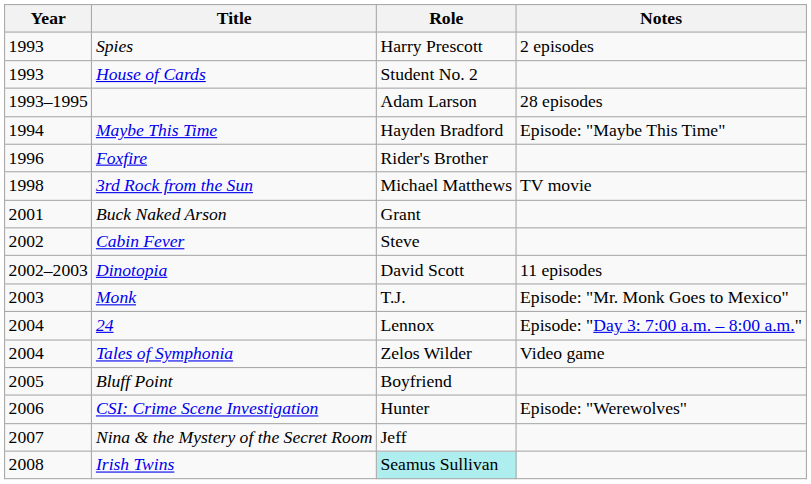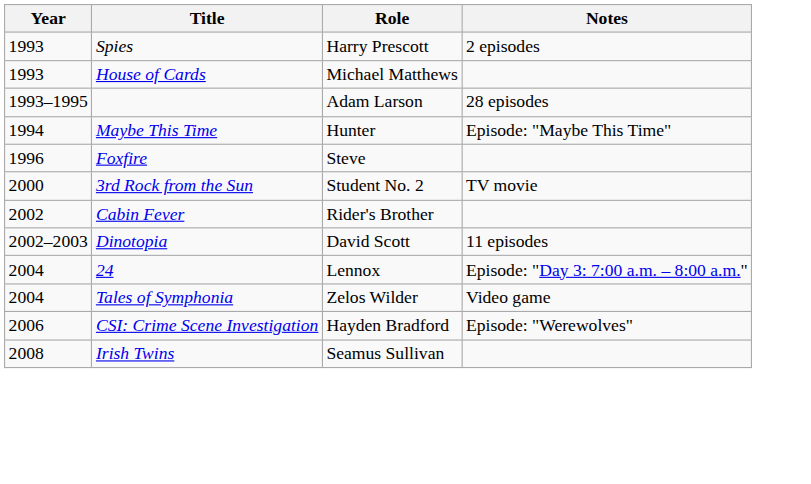(429, 74) Student No. 2 -> (392, 74) Michael Matthews
(442, 130) Hayden Bradford -> (351, 130) Hunter
(434, 158) Rider's Brother -> (346, 158) Steve
(26, 185) 1998 -> (26, 185) 2000
(446, 185) Michael Matthews -> (375, 185) Student No. 2
- row: (161, 213)
(400, 241) Steve -> (380, 213) Rider's Brother
- row: (116, 297)
- row: (134, 381)
(405, 409) Hunter -> (388, 325) Hayden Bradford
- row: (234, 437)
(439, 465) paleturquoise background -> (385, 353) no background
